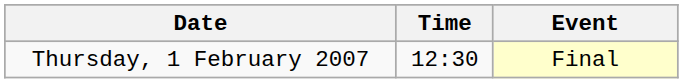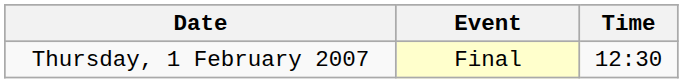columns swapped: (445, 23) <-> (585, 23)
